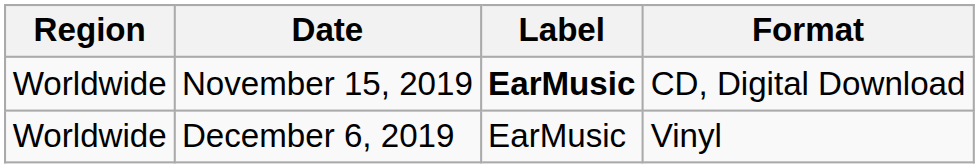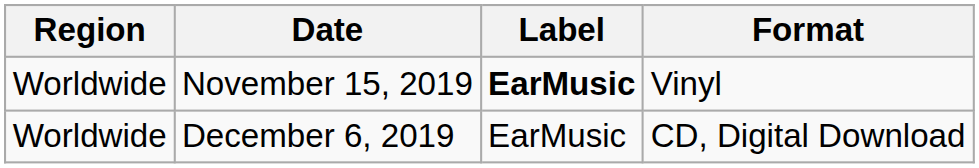(808, 83) CD, Digital Download -> (686, 83) Vinyl
(686, 135) Vinyl -> (808, 135) CD, Digital Download
